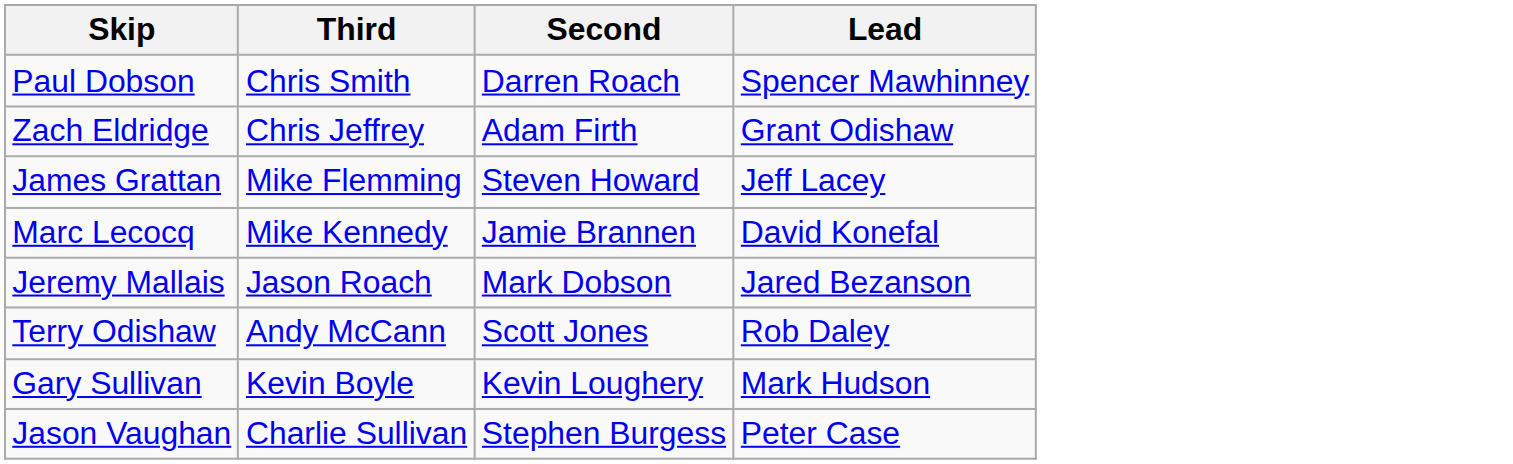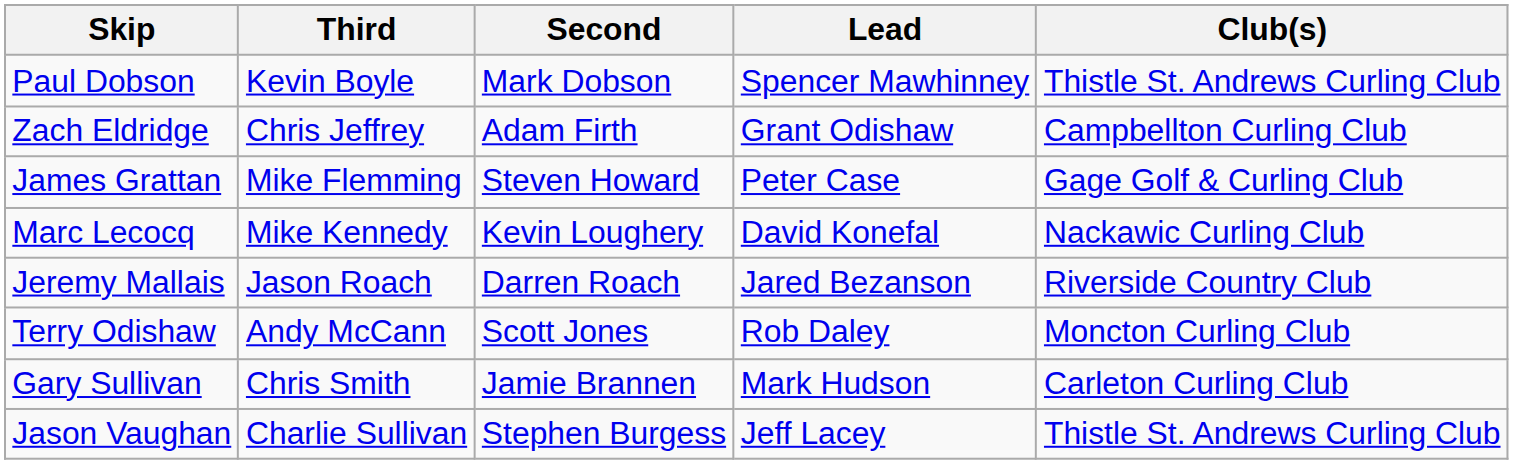+ column: (1272, 29)
(328, 80) Chris Smith -> (330, 80) Kevin Boyle
(581, 80) Darren Roach -> (577, 80) Mark Dobson
(813, 181) Jeff Lacey -> (820, 181) Peter Case
(589, 231) Jamie Brannen -> (592, 231) Kevin Loughery
(577, 282) Mark Dobson -> (581, 282) Darren Roach
(330, 383) Kevin Boyle -> (328, 383) Chris Smith
(592, 383) Kevin Loughery -> (589, 383) Jamie Brannen
(820, 433) Peter Case -> (813, 433) Jeff Lacey
